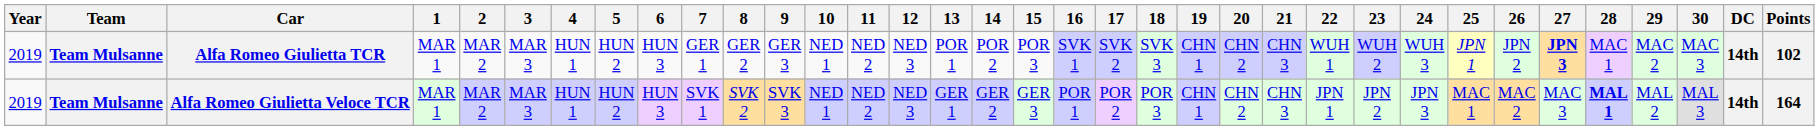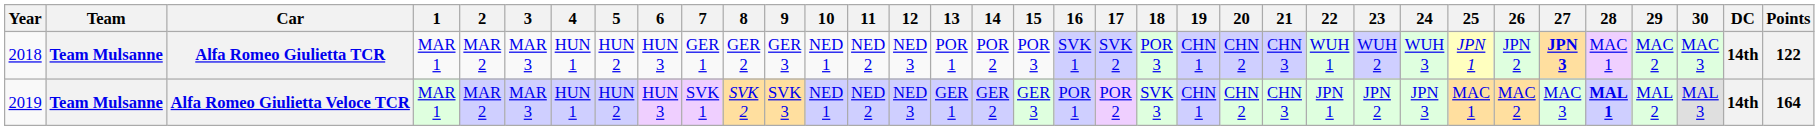(25, 54) 2019 -> (25, 54) 2018
(1157, 54) SVK 3 -> (1157, 54) POR 3
(1788, 54) 102 -> (1788, 54) 122
(1157, 101) POR 3 -> (1157, 101) SVK 3
